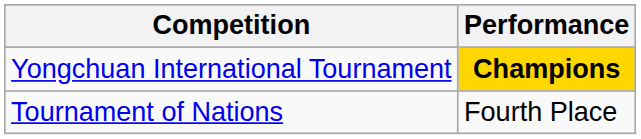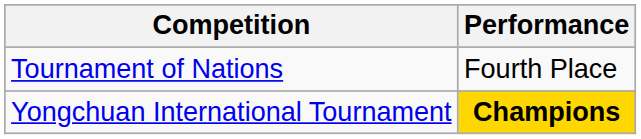rows swapped: (147, 111) <-> (231, 68)
